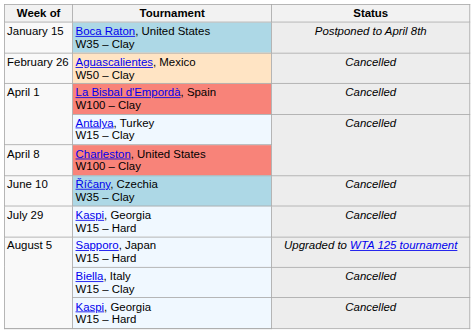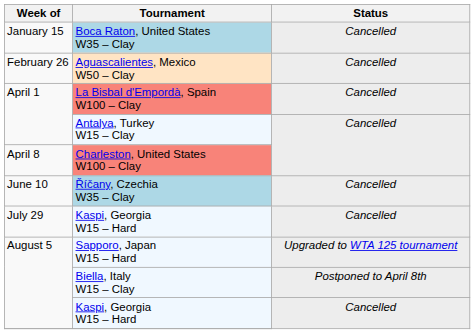(371, 31) Postponed to April 8th -> (371, 31) Cancelled
(371, 276) Cancelled -> (371, 276) Postponed to April 8th
